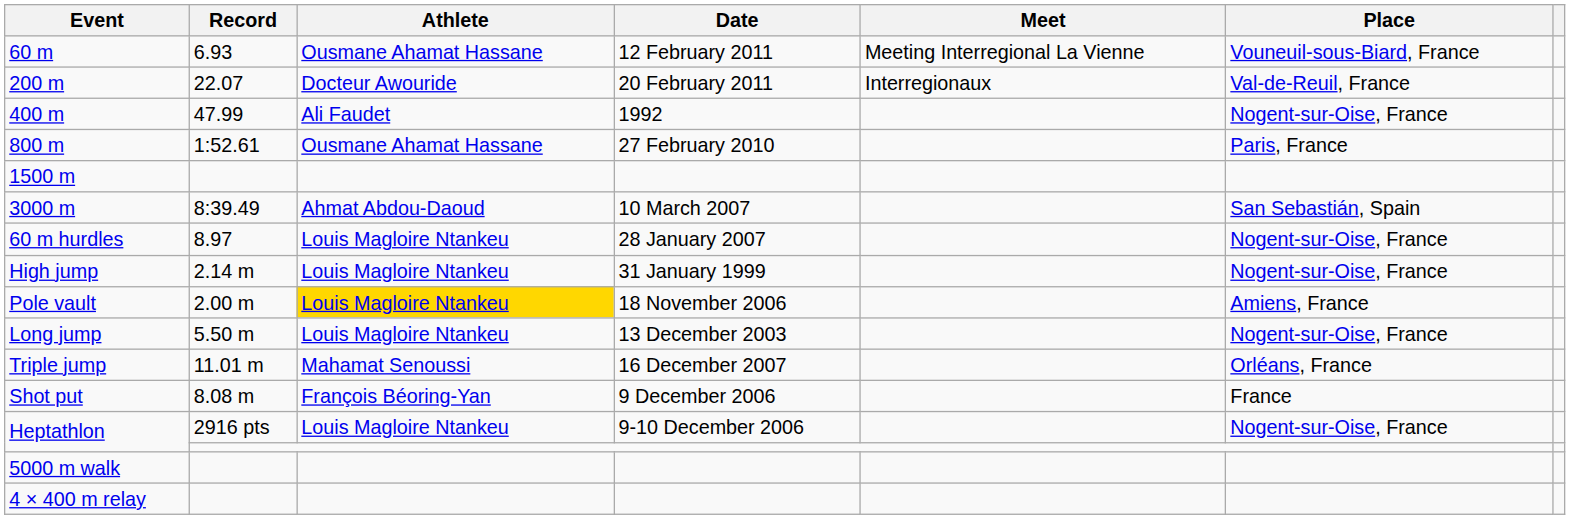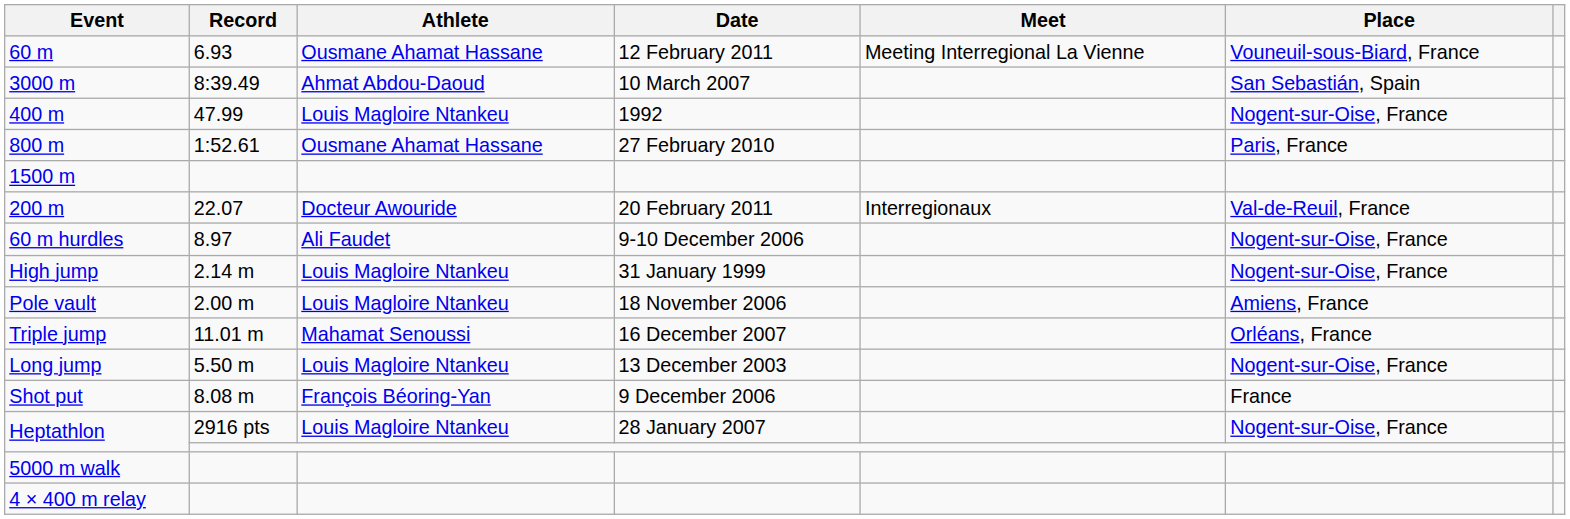rows swapped: (37, 83) <-> (42, 208)
(346, 114) Ali Faudet -> (405, 114) Louis Magloire Ntankeu
(405, 239) Louis Magloire Ntankeu -> (346, 239) Ali Faudet
(692, 239) 28 January 2007 -> (711, 239) 9-10 December 2006
(405, 302) gold background -> (405, 302) no background
rows swapped: (55, 333) <-> (58, 365)
(711, 427) 9-10 December 2006 -> (692, 427) 28 January 2007
